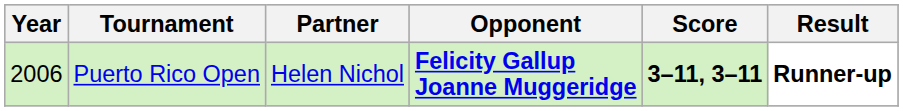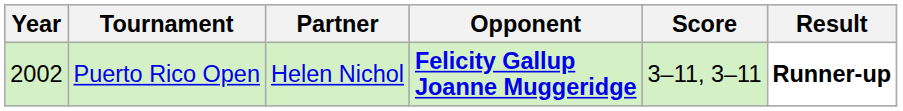(36, 74) 2006 -> (36, 74) 2002
(705, 74) bold -> (705, 74) normal
